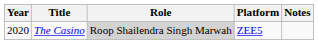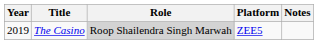(18, 30) 2020 -> (18, 30) 2019
